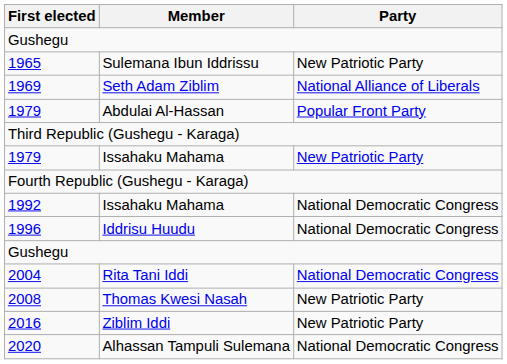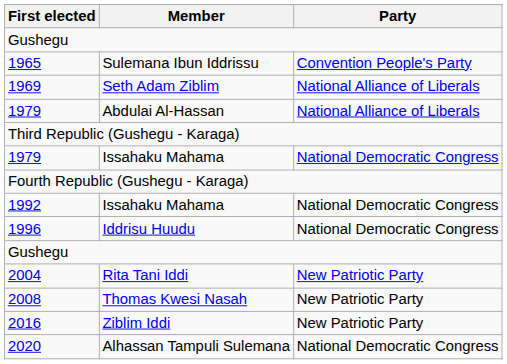(360, 63) New Patriotic Party -> (384, 63) Convention People's Party
(361, 110) Popular Front Party -> (388, 110) National Alliance of Liberals
(360, 157) New Patriotic Party -> (398, 157) National Democratic Congress
(398, 275) National Democratic Congress -> (360, 275) New Patriotic Party
